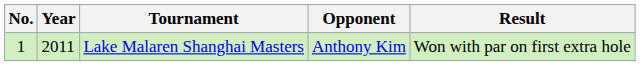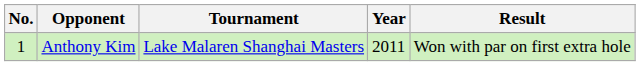columns swapped: (58, 18) <-> (359, 18)
